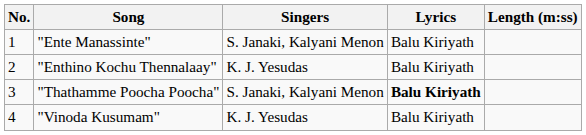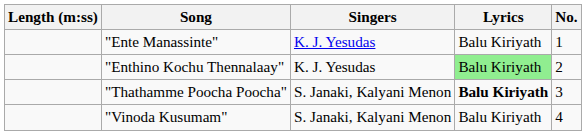columns swapped: (19, 17) <-> (533, 17)
(305, 42) S. Janaki, Kalyani Menon -> (335, 42) K. J. Yesudas
(432, 67) no background -> (500, 67) lightgreen background
(267, 117) K. J. Yesudas -> (373, 117) S. Janaki, Kalyani Menon
